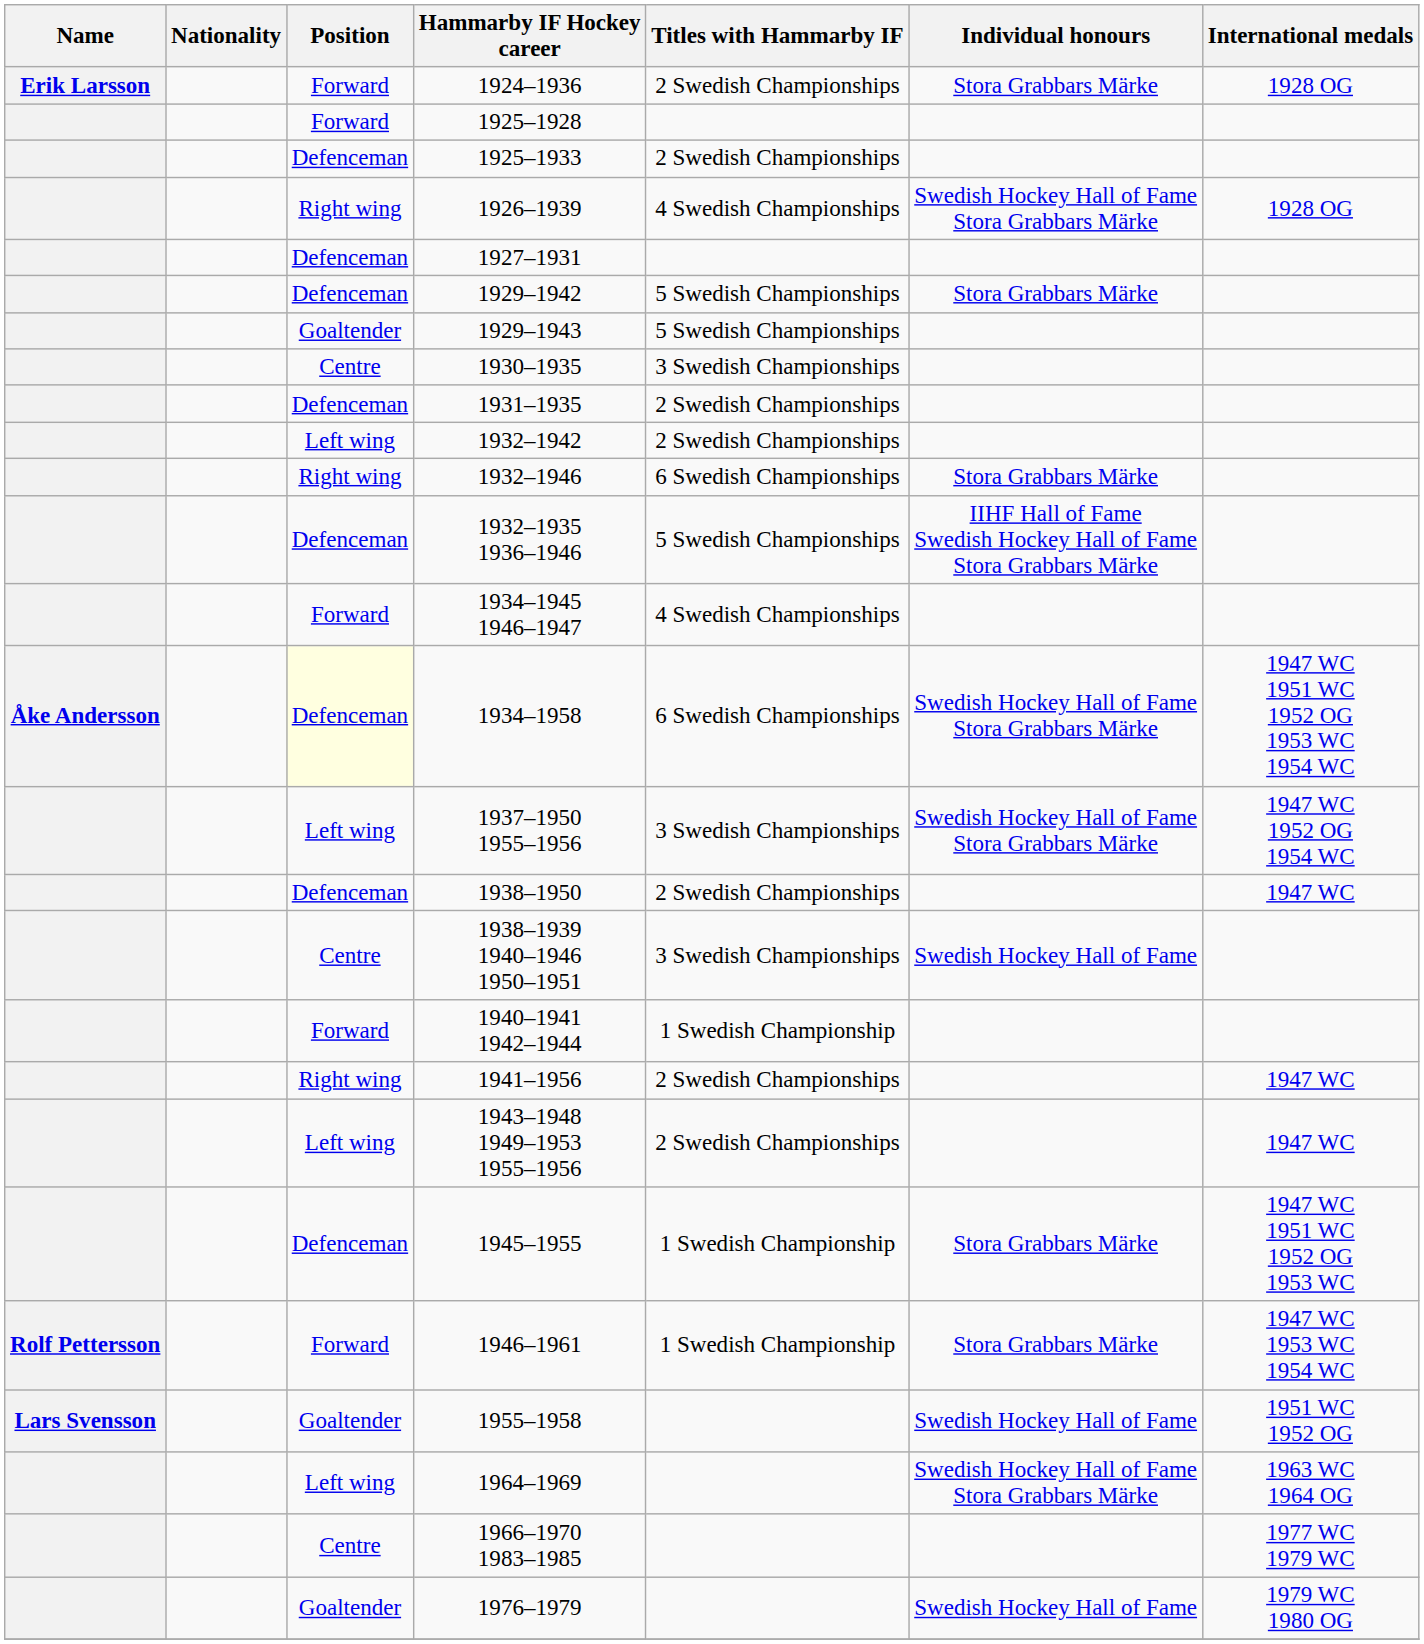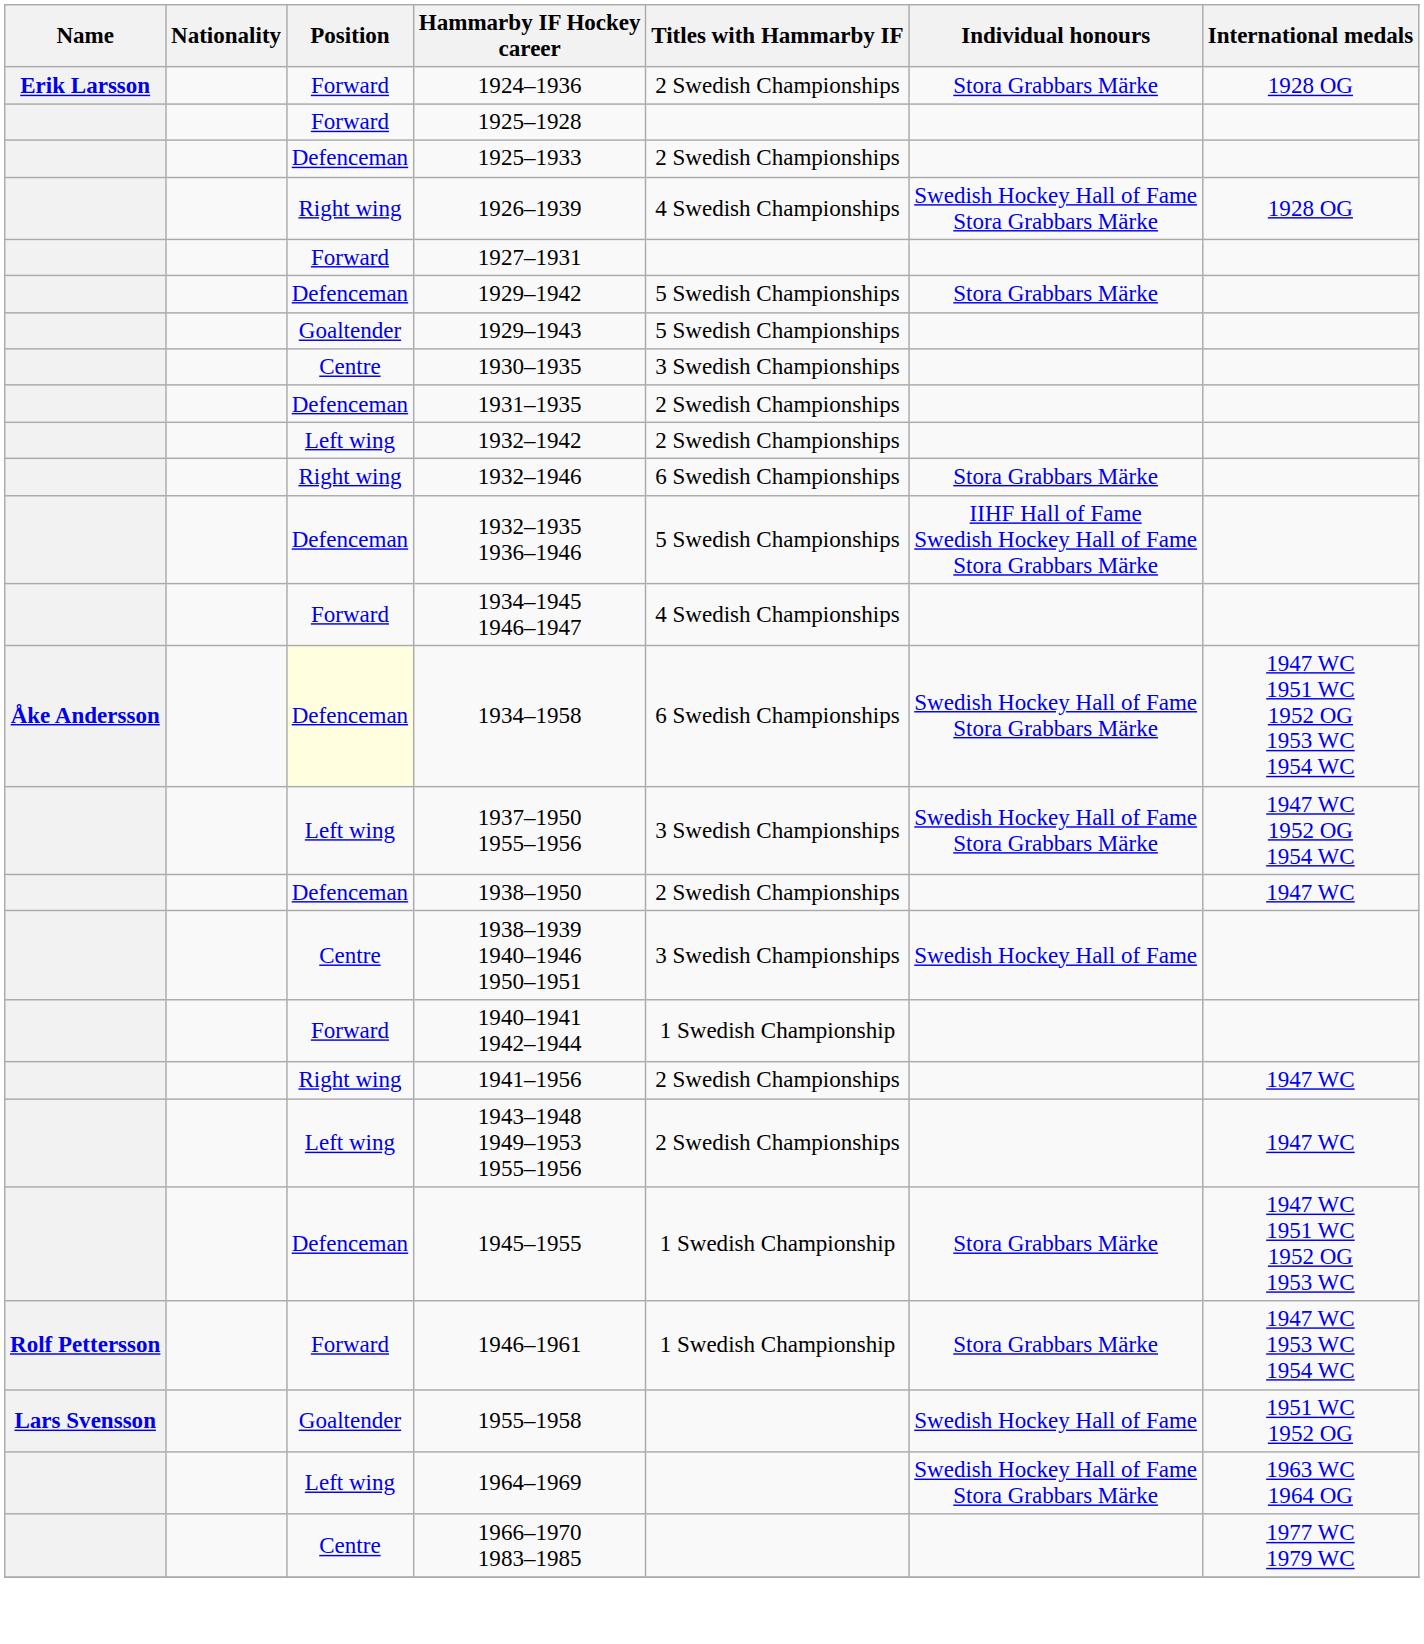(350, 257) Defenceman -> (350, 257) Forward
- row: (530, 1607)
